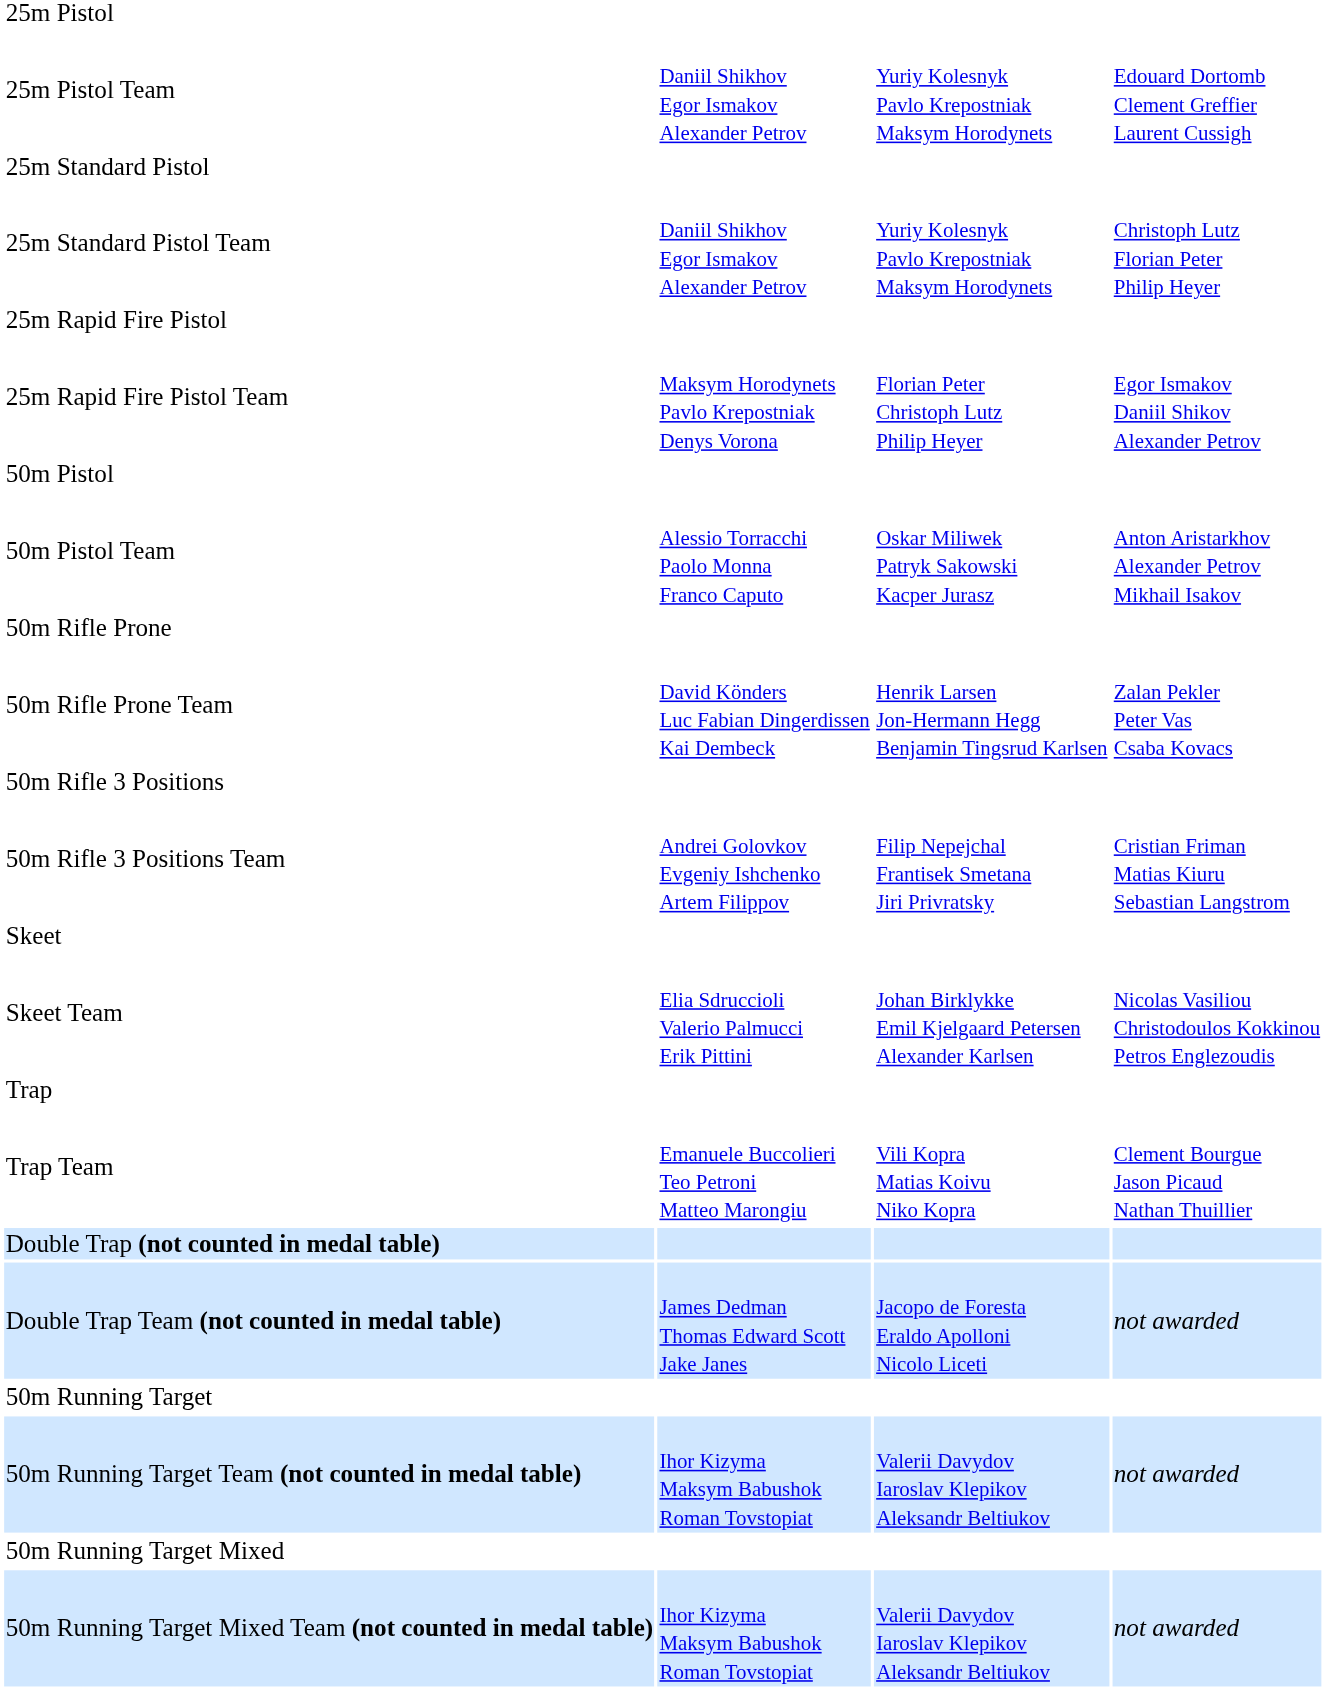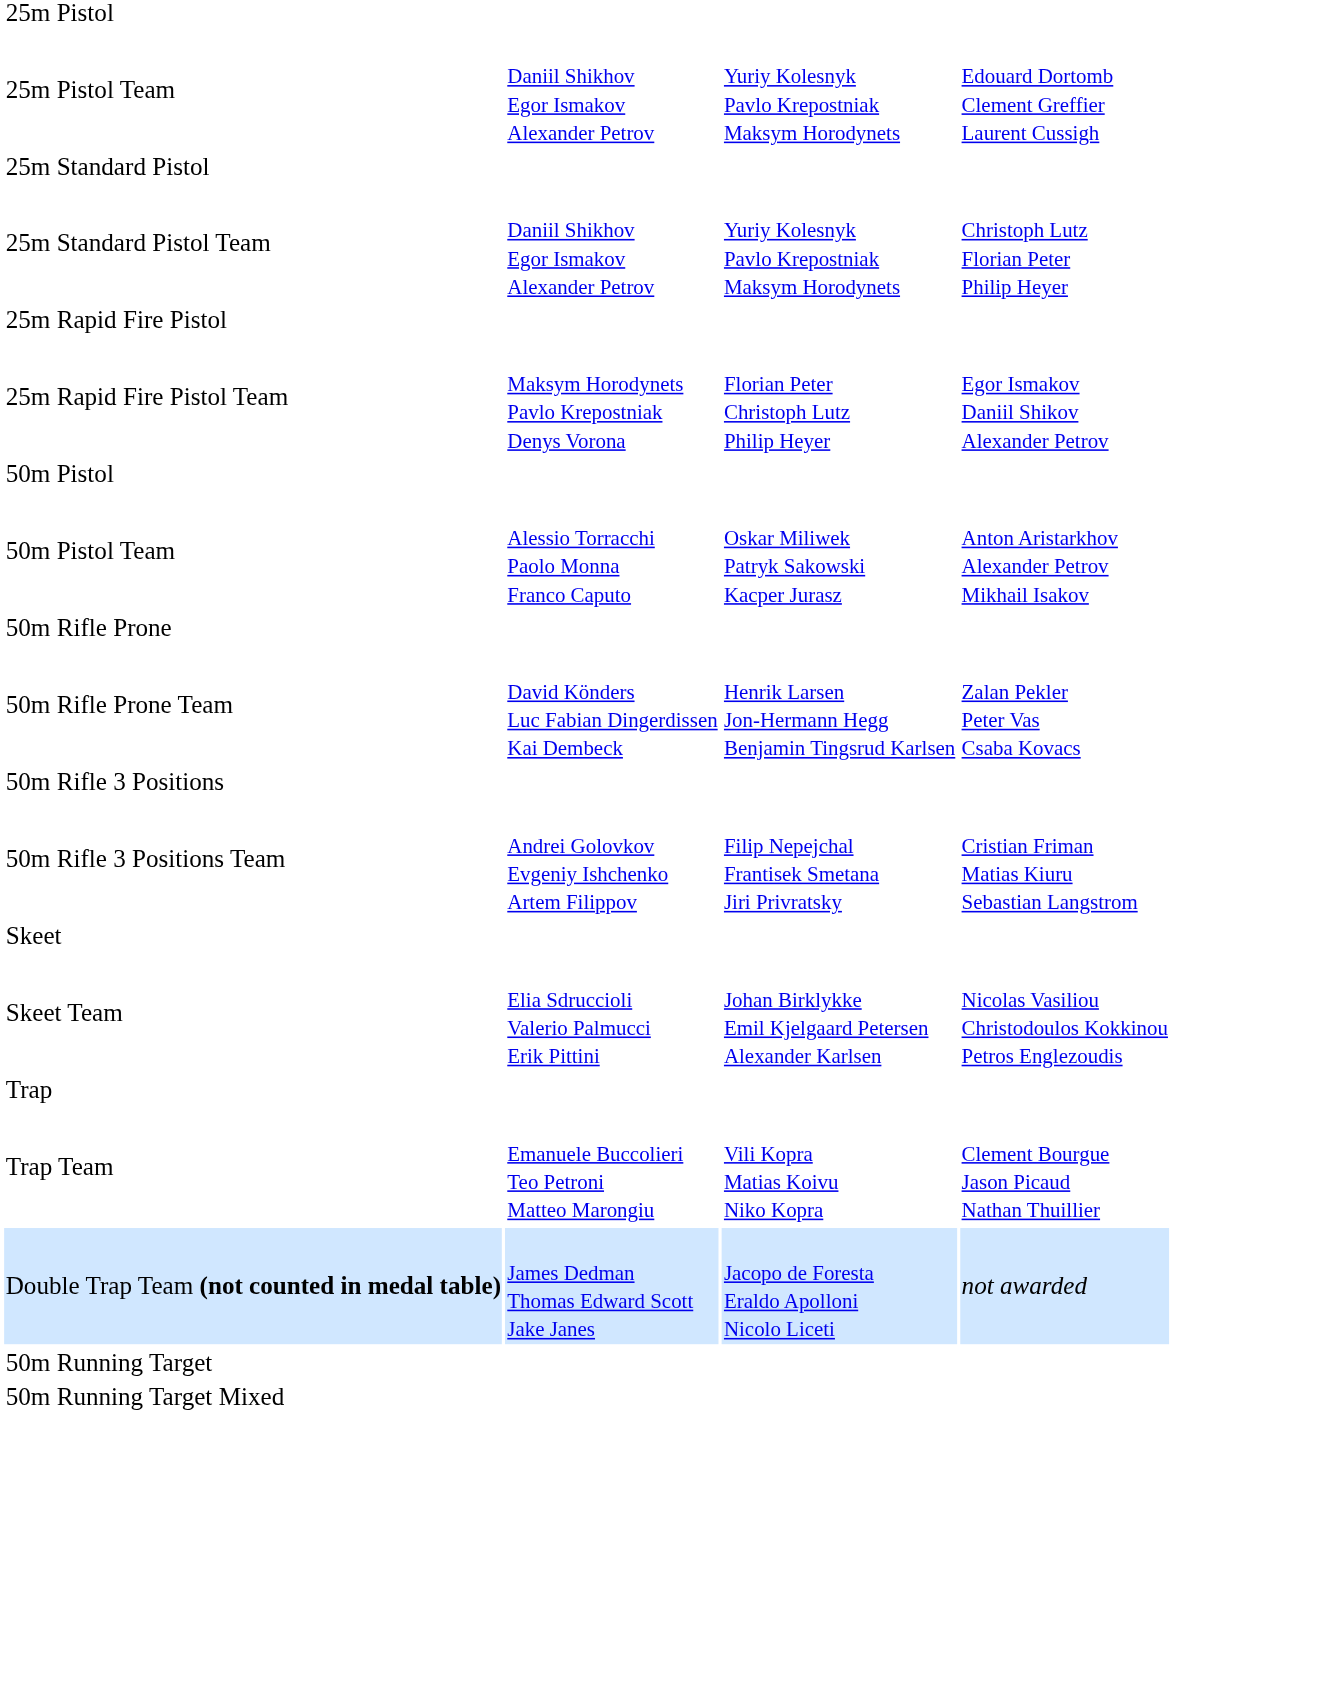- row: (223, 1243)
- row: (294, 1474)
- row: (329, 1628)
